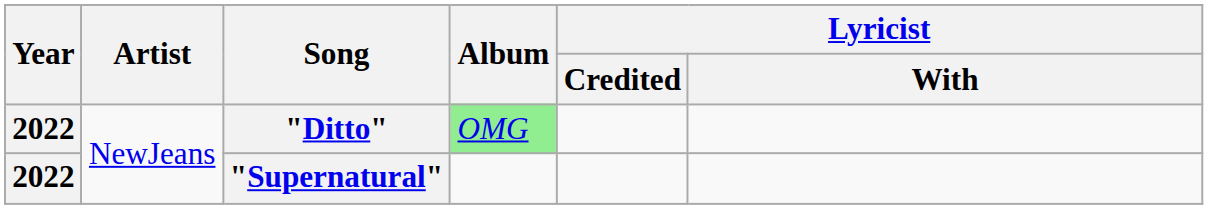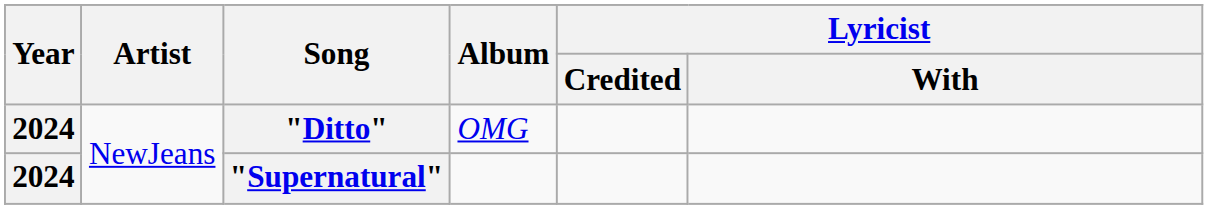(43, 128) 2022 -> (43, 128) 2024
(493, 128) lightgreen background -> (493, 128) no background
(43, 177) 2022 -> (43, 177) 2024
